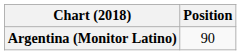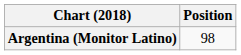(208, 38) 90 -> (208, 38) 98
